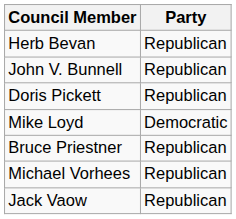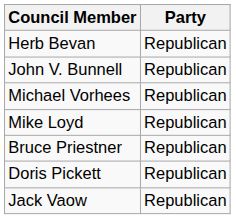rows swapped: (69, 174) <-> (55, 95)
(186, 122) Democratic -> (185, 122) Republican
